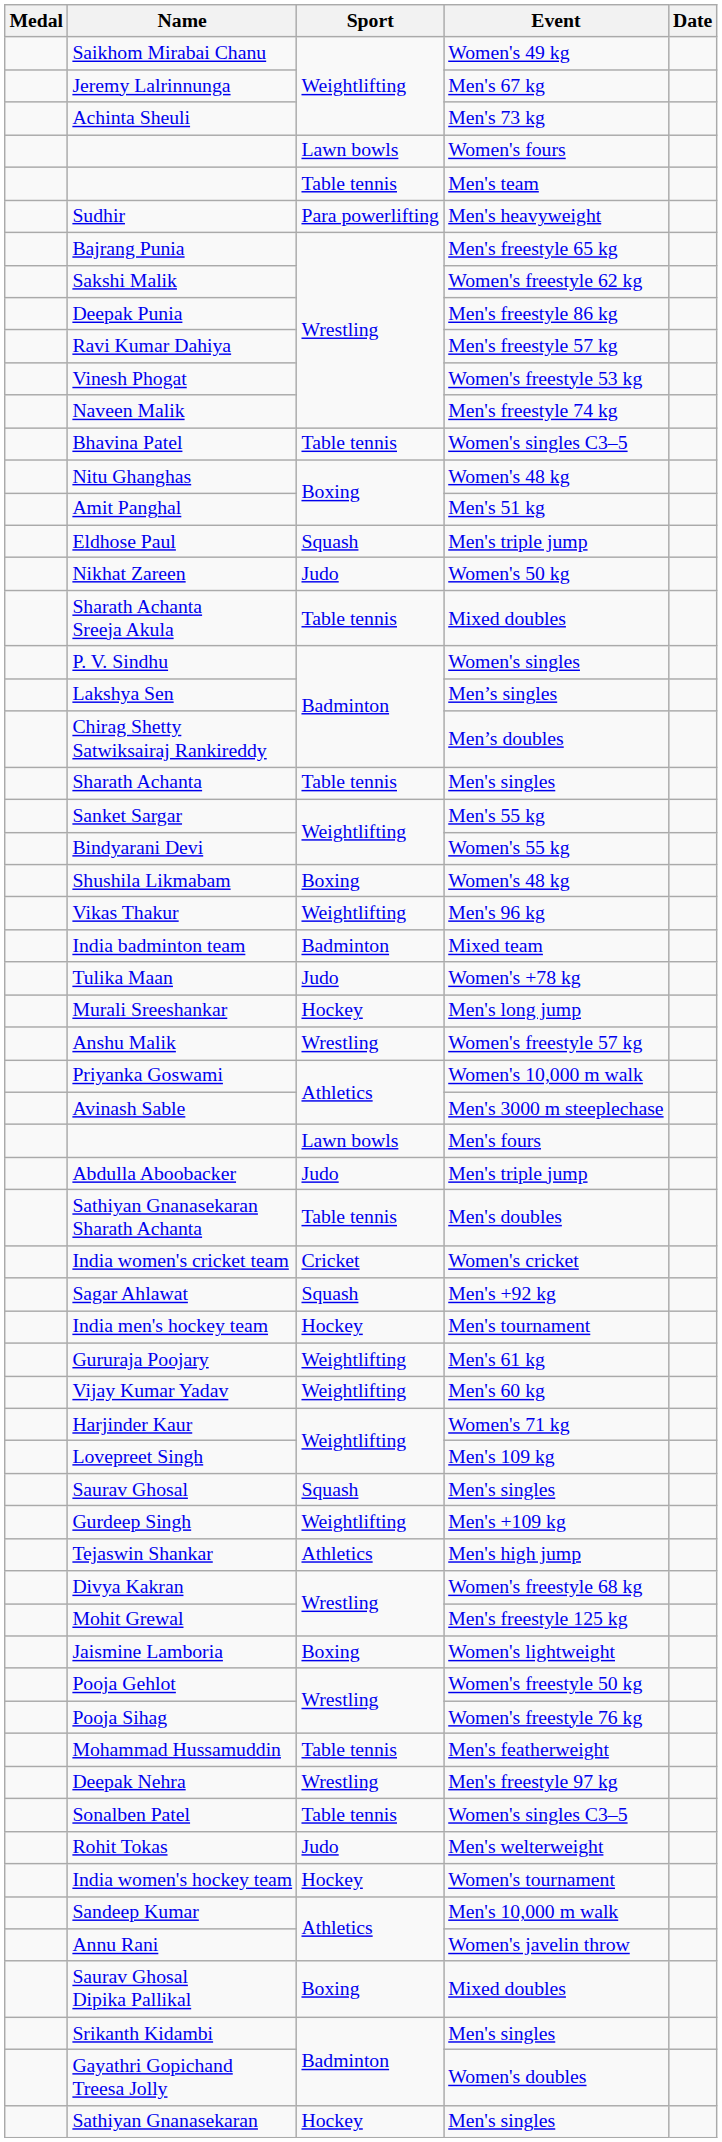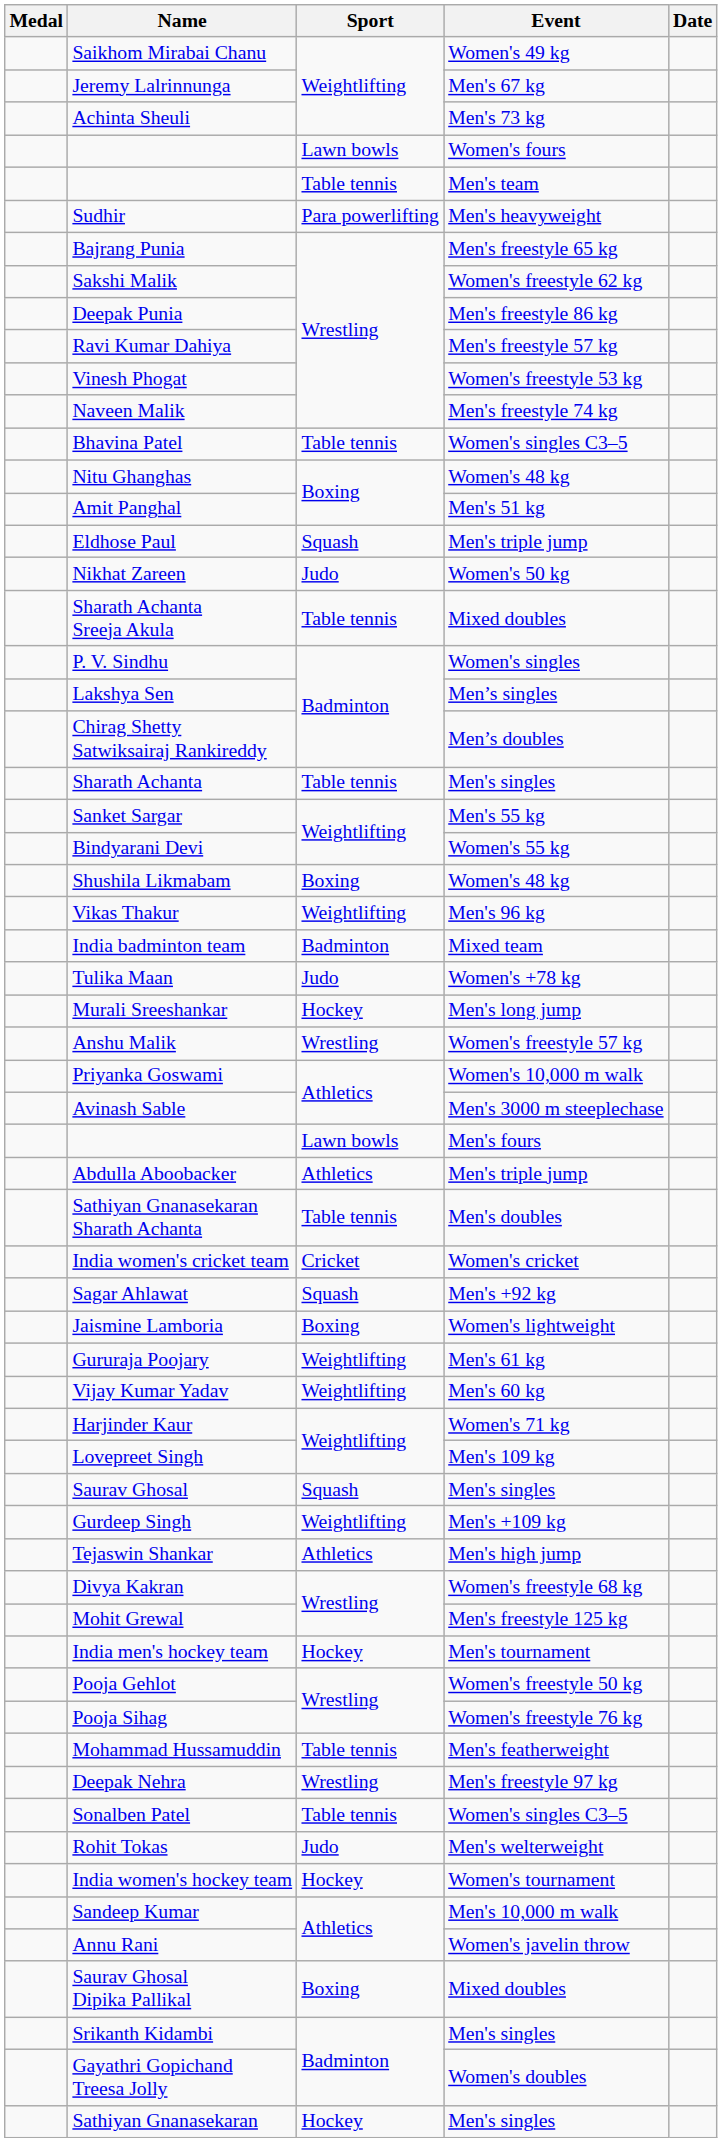(320, 1172) Judo -> (337, 1172) Athletics
rows swapped: (170, 1326) <-> (148, 1651)
